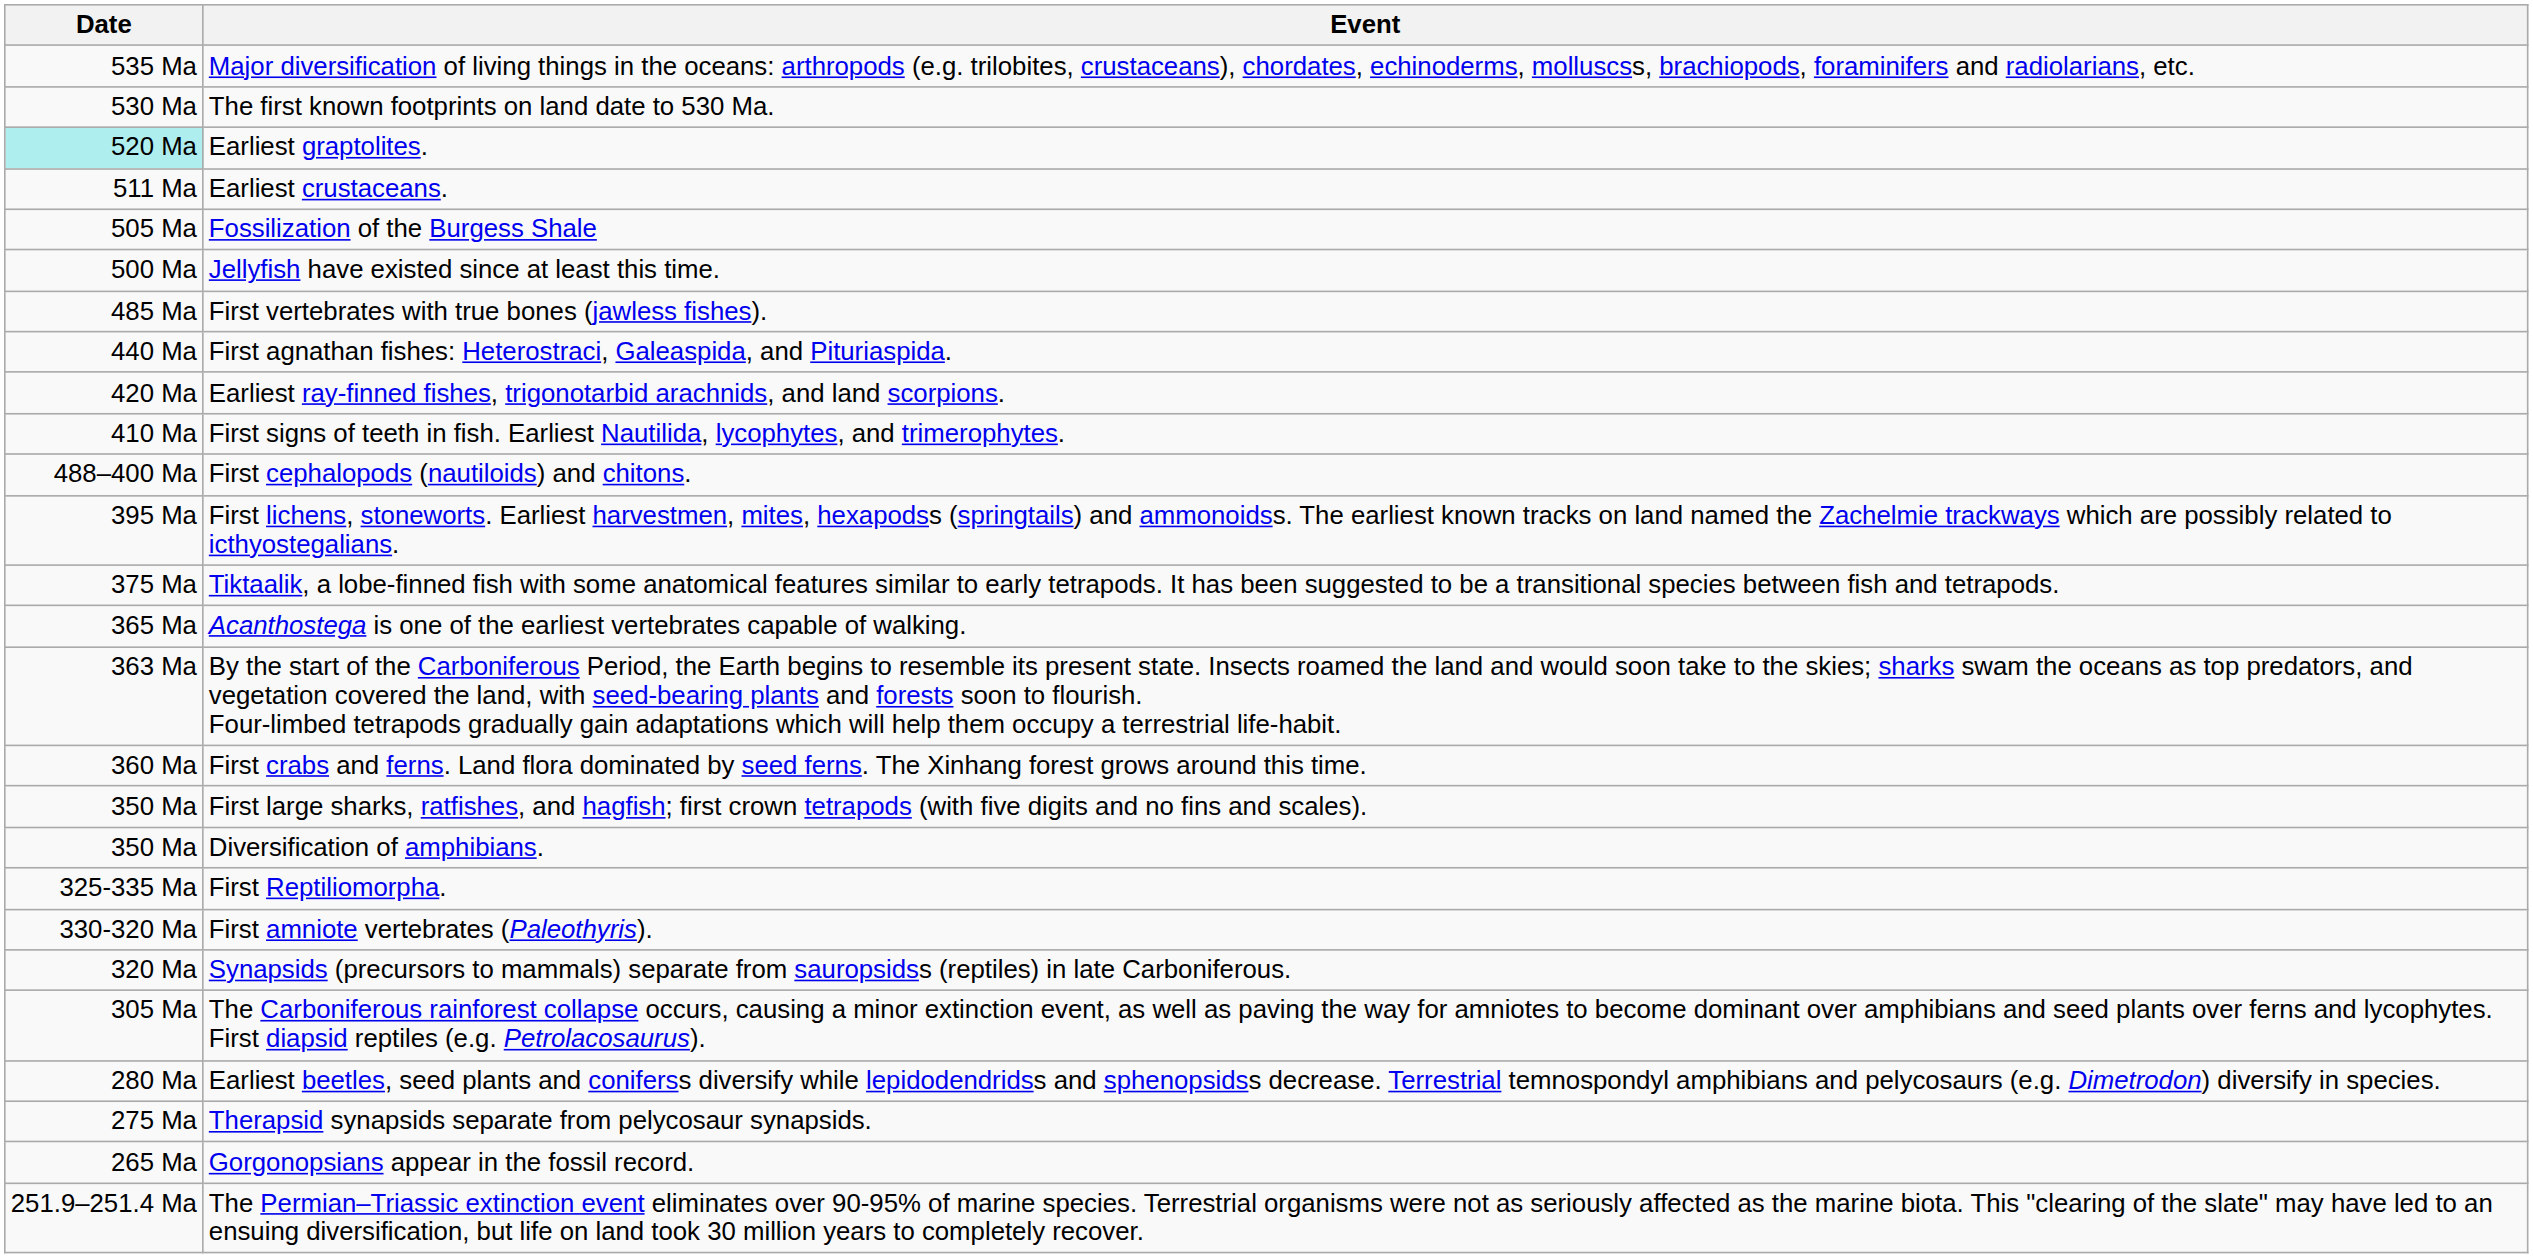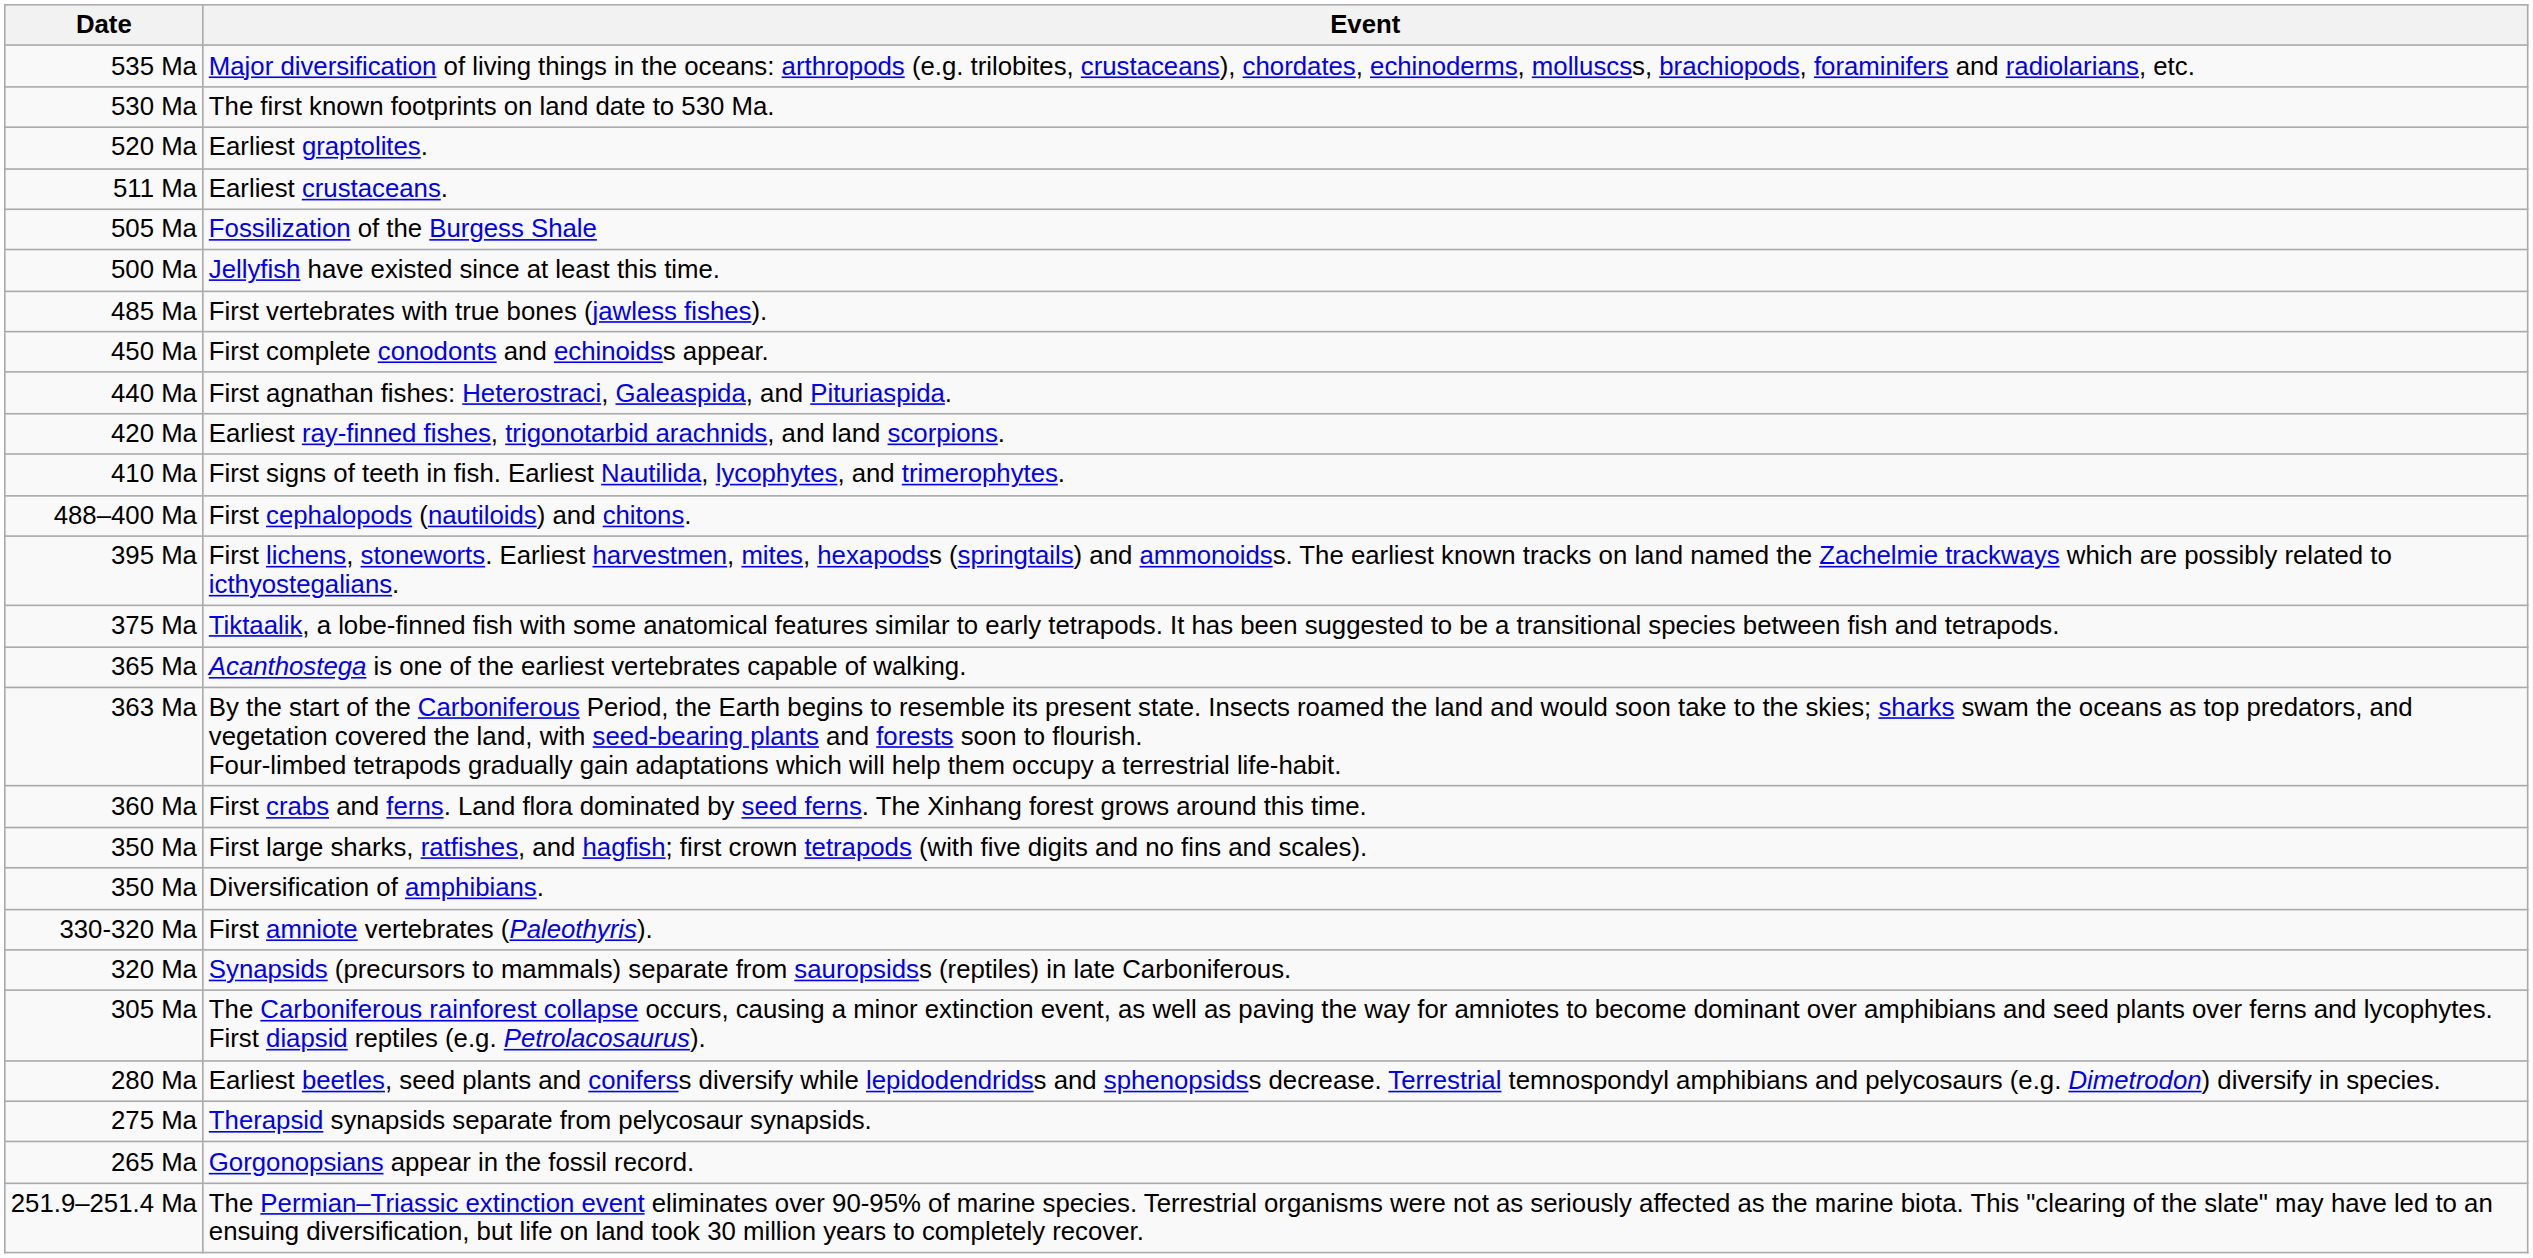(154, 147) paleturquoise background -> (154, 147) no background
+ row: (489, 351)
- row: (328, 888)
